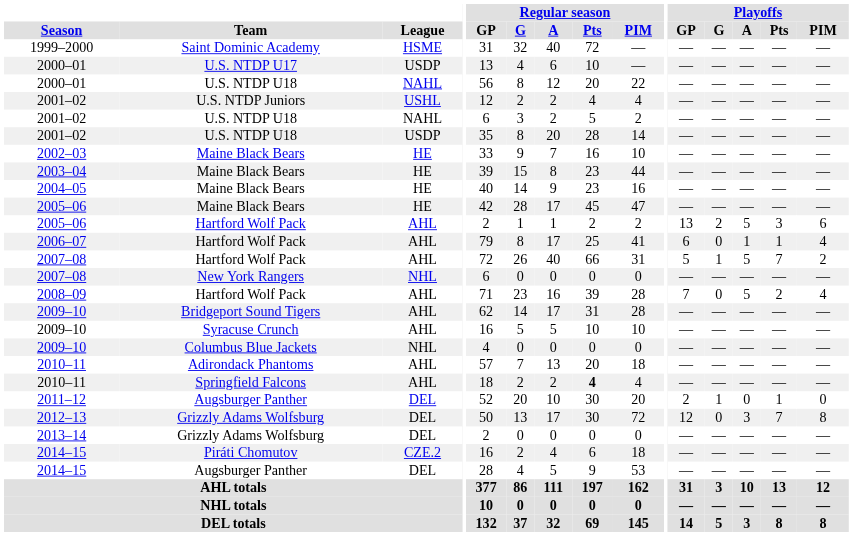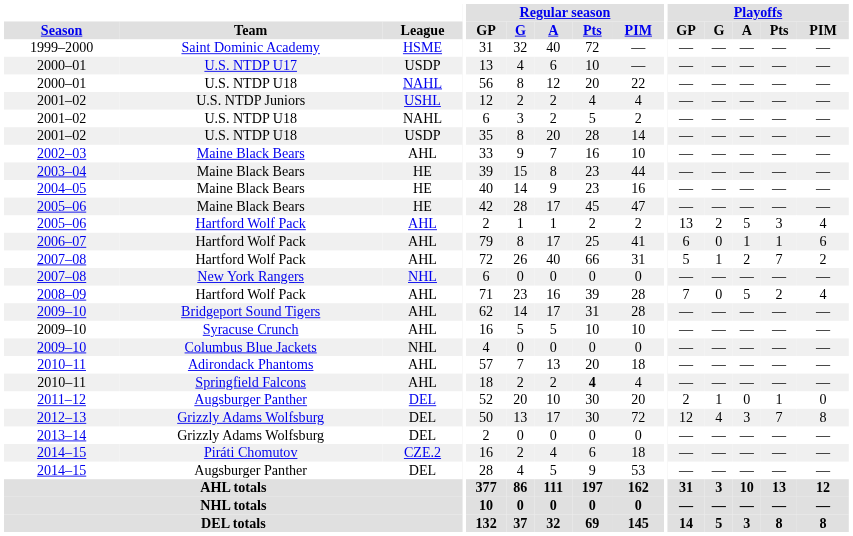(422, 153) HE -> (422, 153) AHL
(823, 224) 6 -> (823, 224) 4
(823, 241) 4 -> (823, 241) 6
(747, 259) 5 -> (747, 259) 2
(719, 417) 0 -> (719, 417) 4
